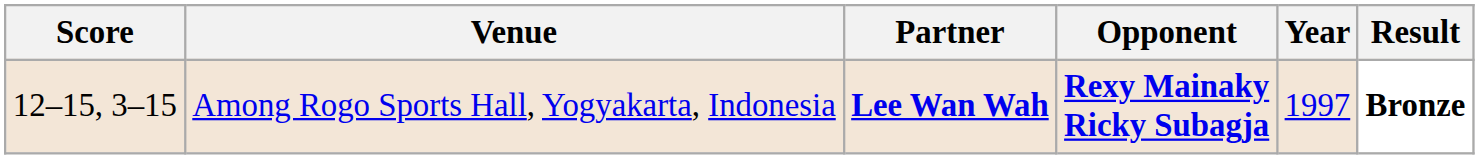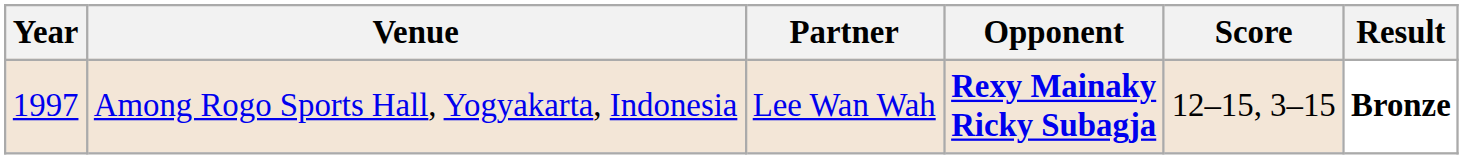columns swapped: (1317, 31) <-> (95, 31)
(950, 105) bold -> (844, 105) normal
